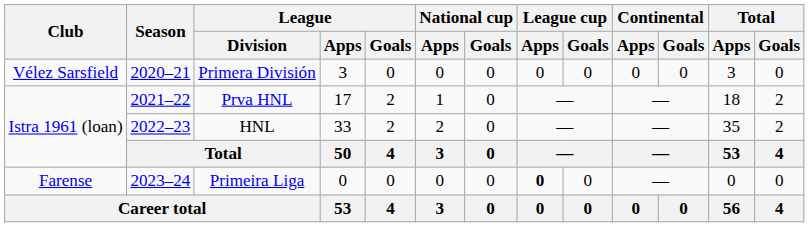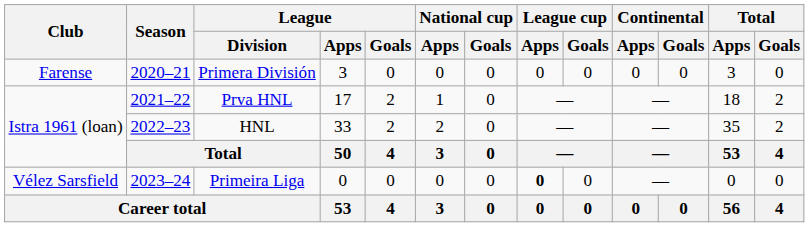(66, 72) Vélez Sarsfield -> (66, 72) Farense
(66, 180) Farense -> (66, 180) Vélez Sarsfield
